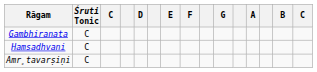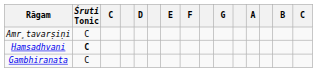rows swapped: (38, 60) <-> (38, 34)
(87, 47) normal -> (87, 47) bold
